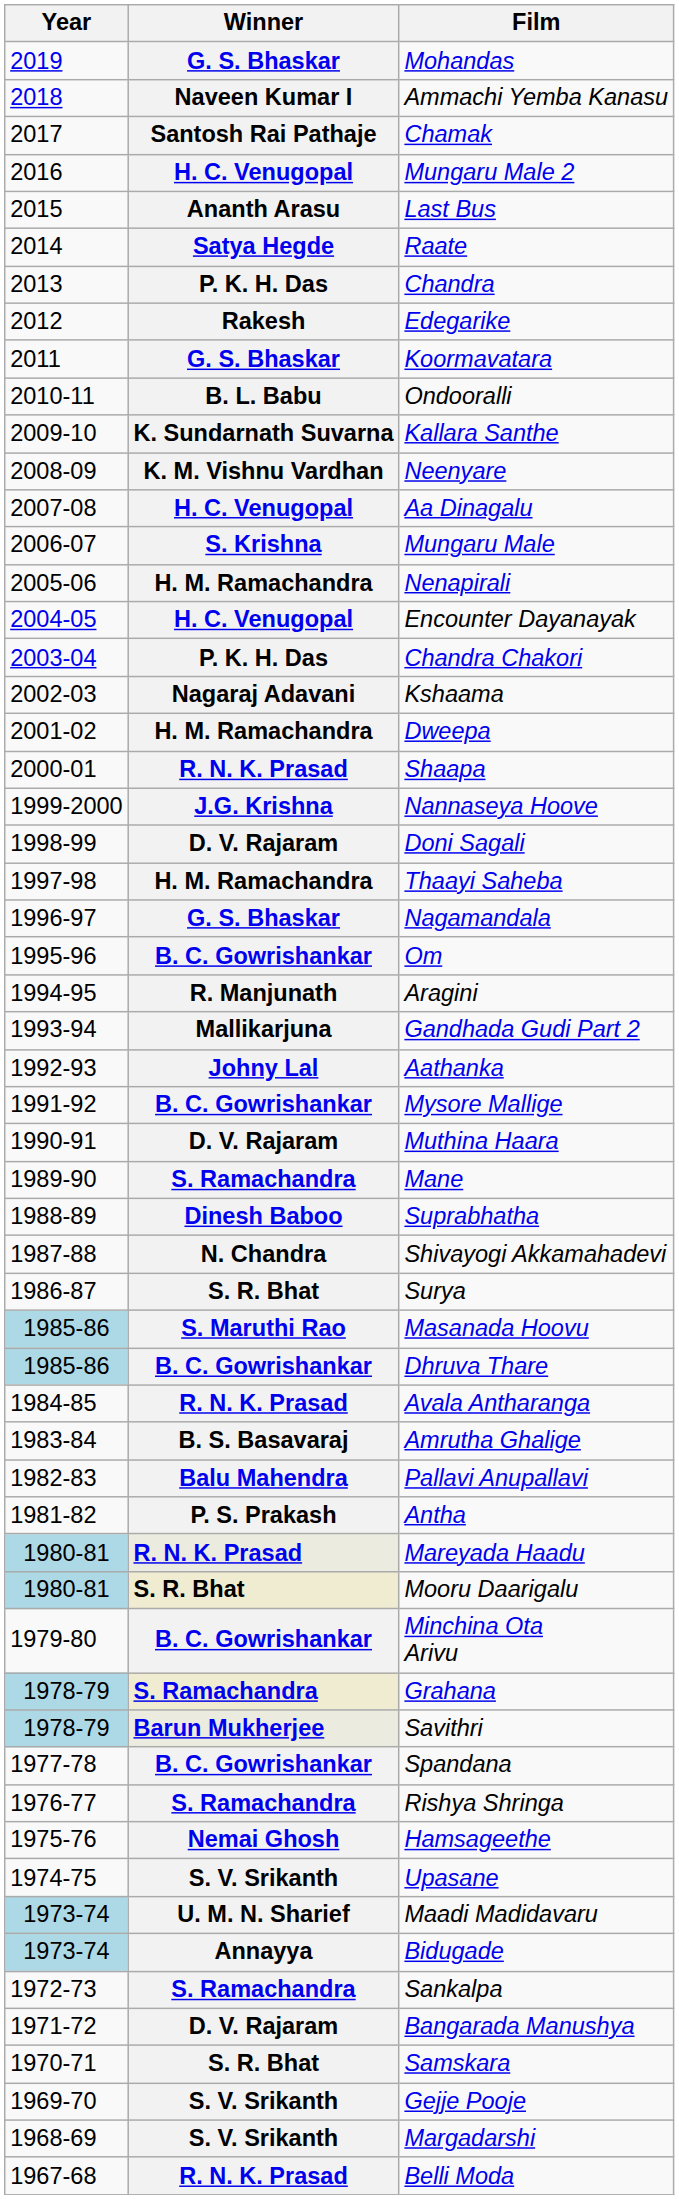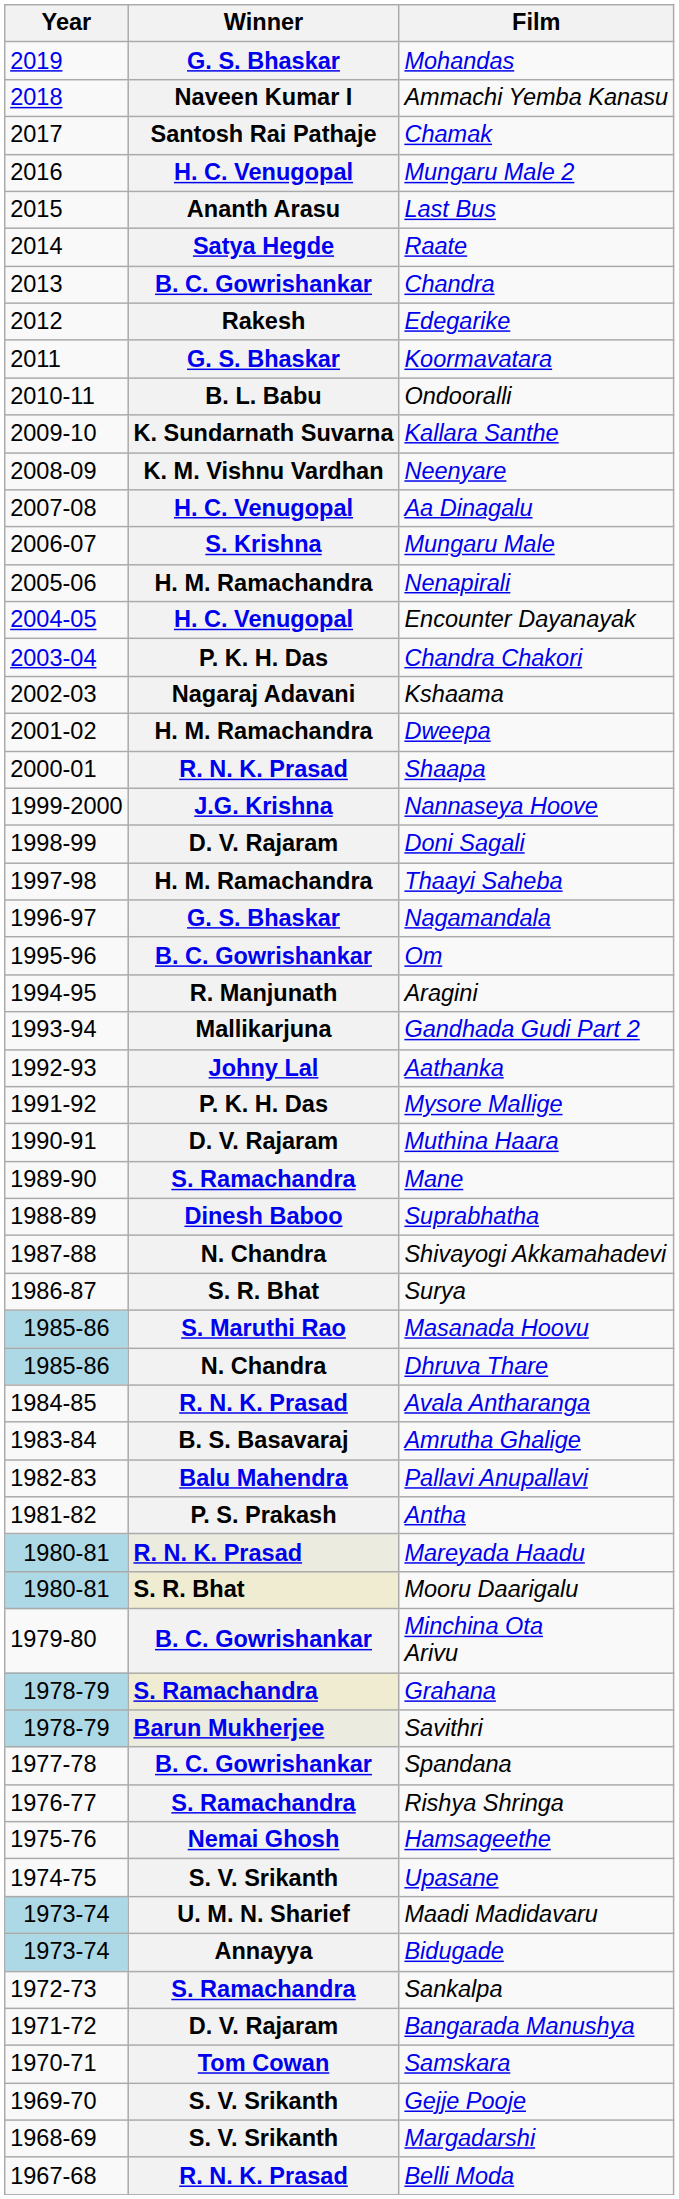(264, 284) P. K. H. Das -> (264, 284) B. C. Gowrishankar
(264, 1104) B. C. Gowrishankar -> (264, 1104) P. K. H. Das
(264, 1365) B. C. Gowrishankar -> (264, 1365) N. Chandra
(264, 2063) S. R. Bhat -> (264, 2063) Tom Cowan
